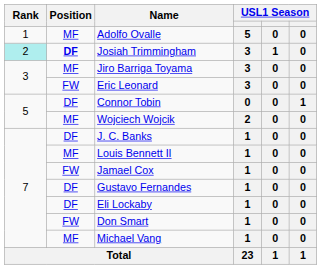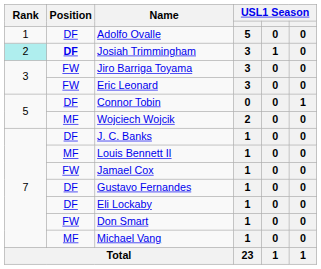(71, 34) MF -> (71, 34) DF
(71, 68) MF -> (71, 68) FW
